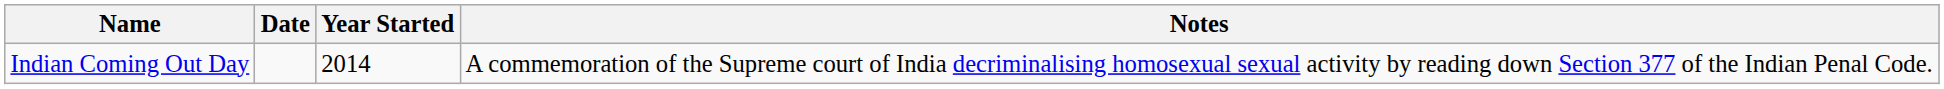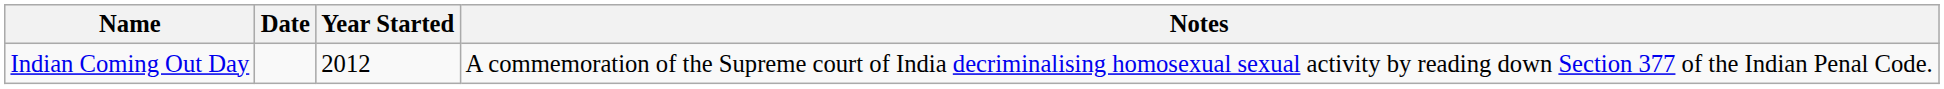(346, 63) 2014 -> (346, 63) 2012
